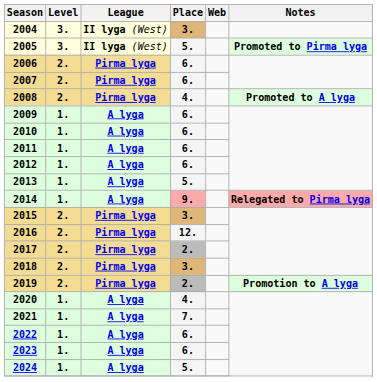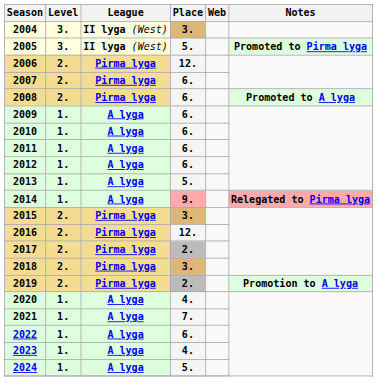(188, 63) 6. -> (188, 63) 12.
(188, 97) 4. -> (188, 97) 6.
(188, 351) 6. -> (188, 351) 4.
